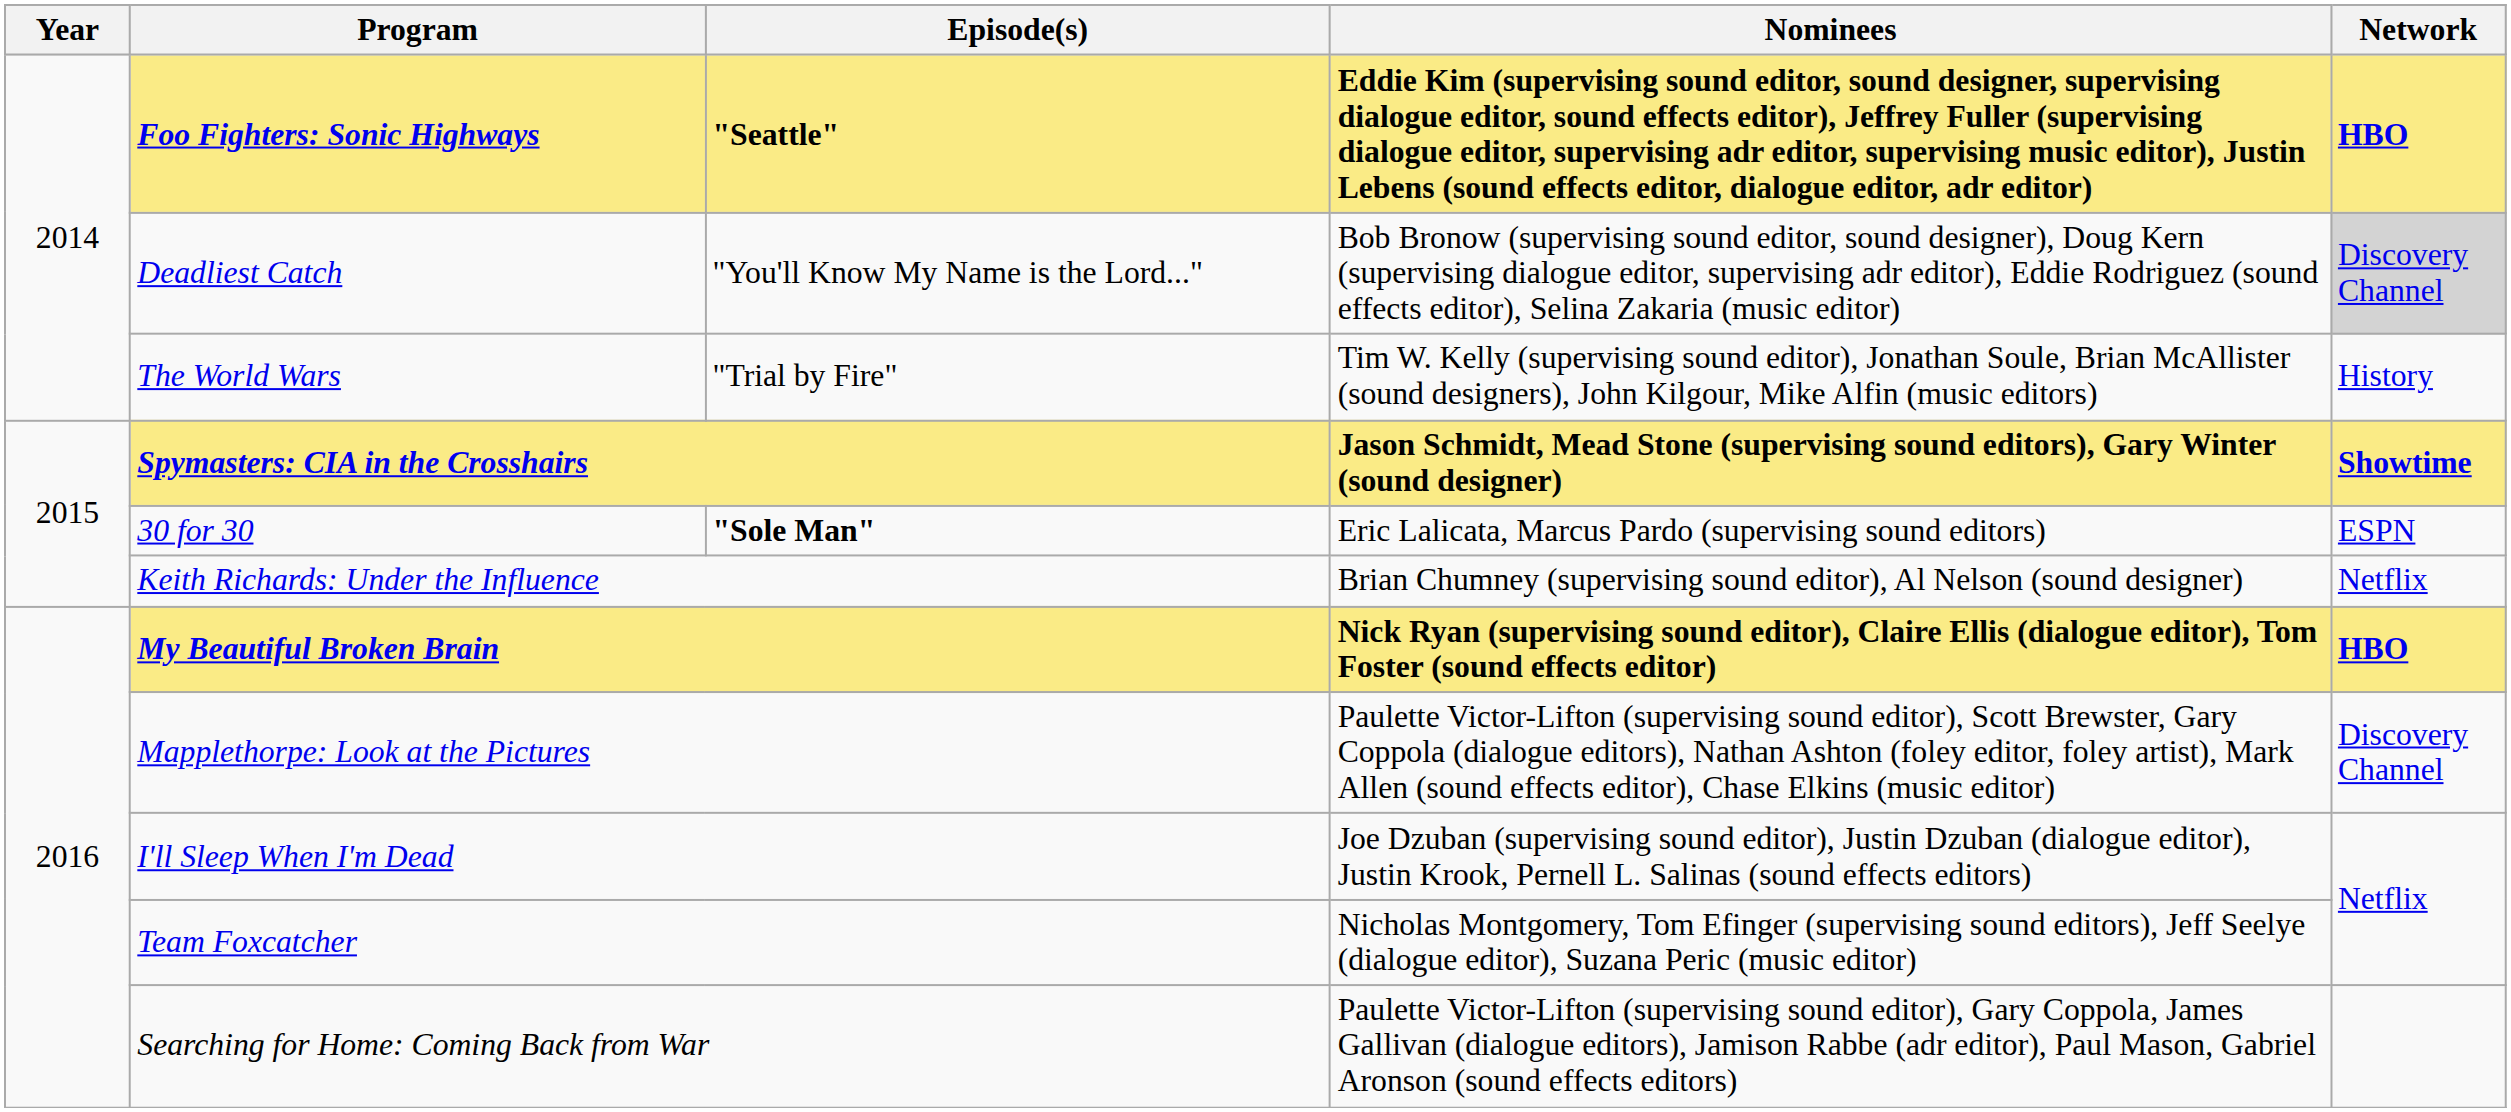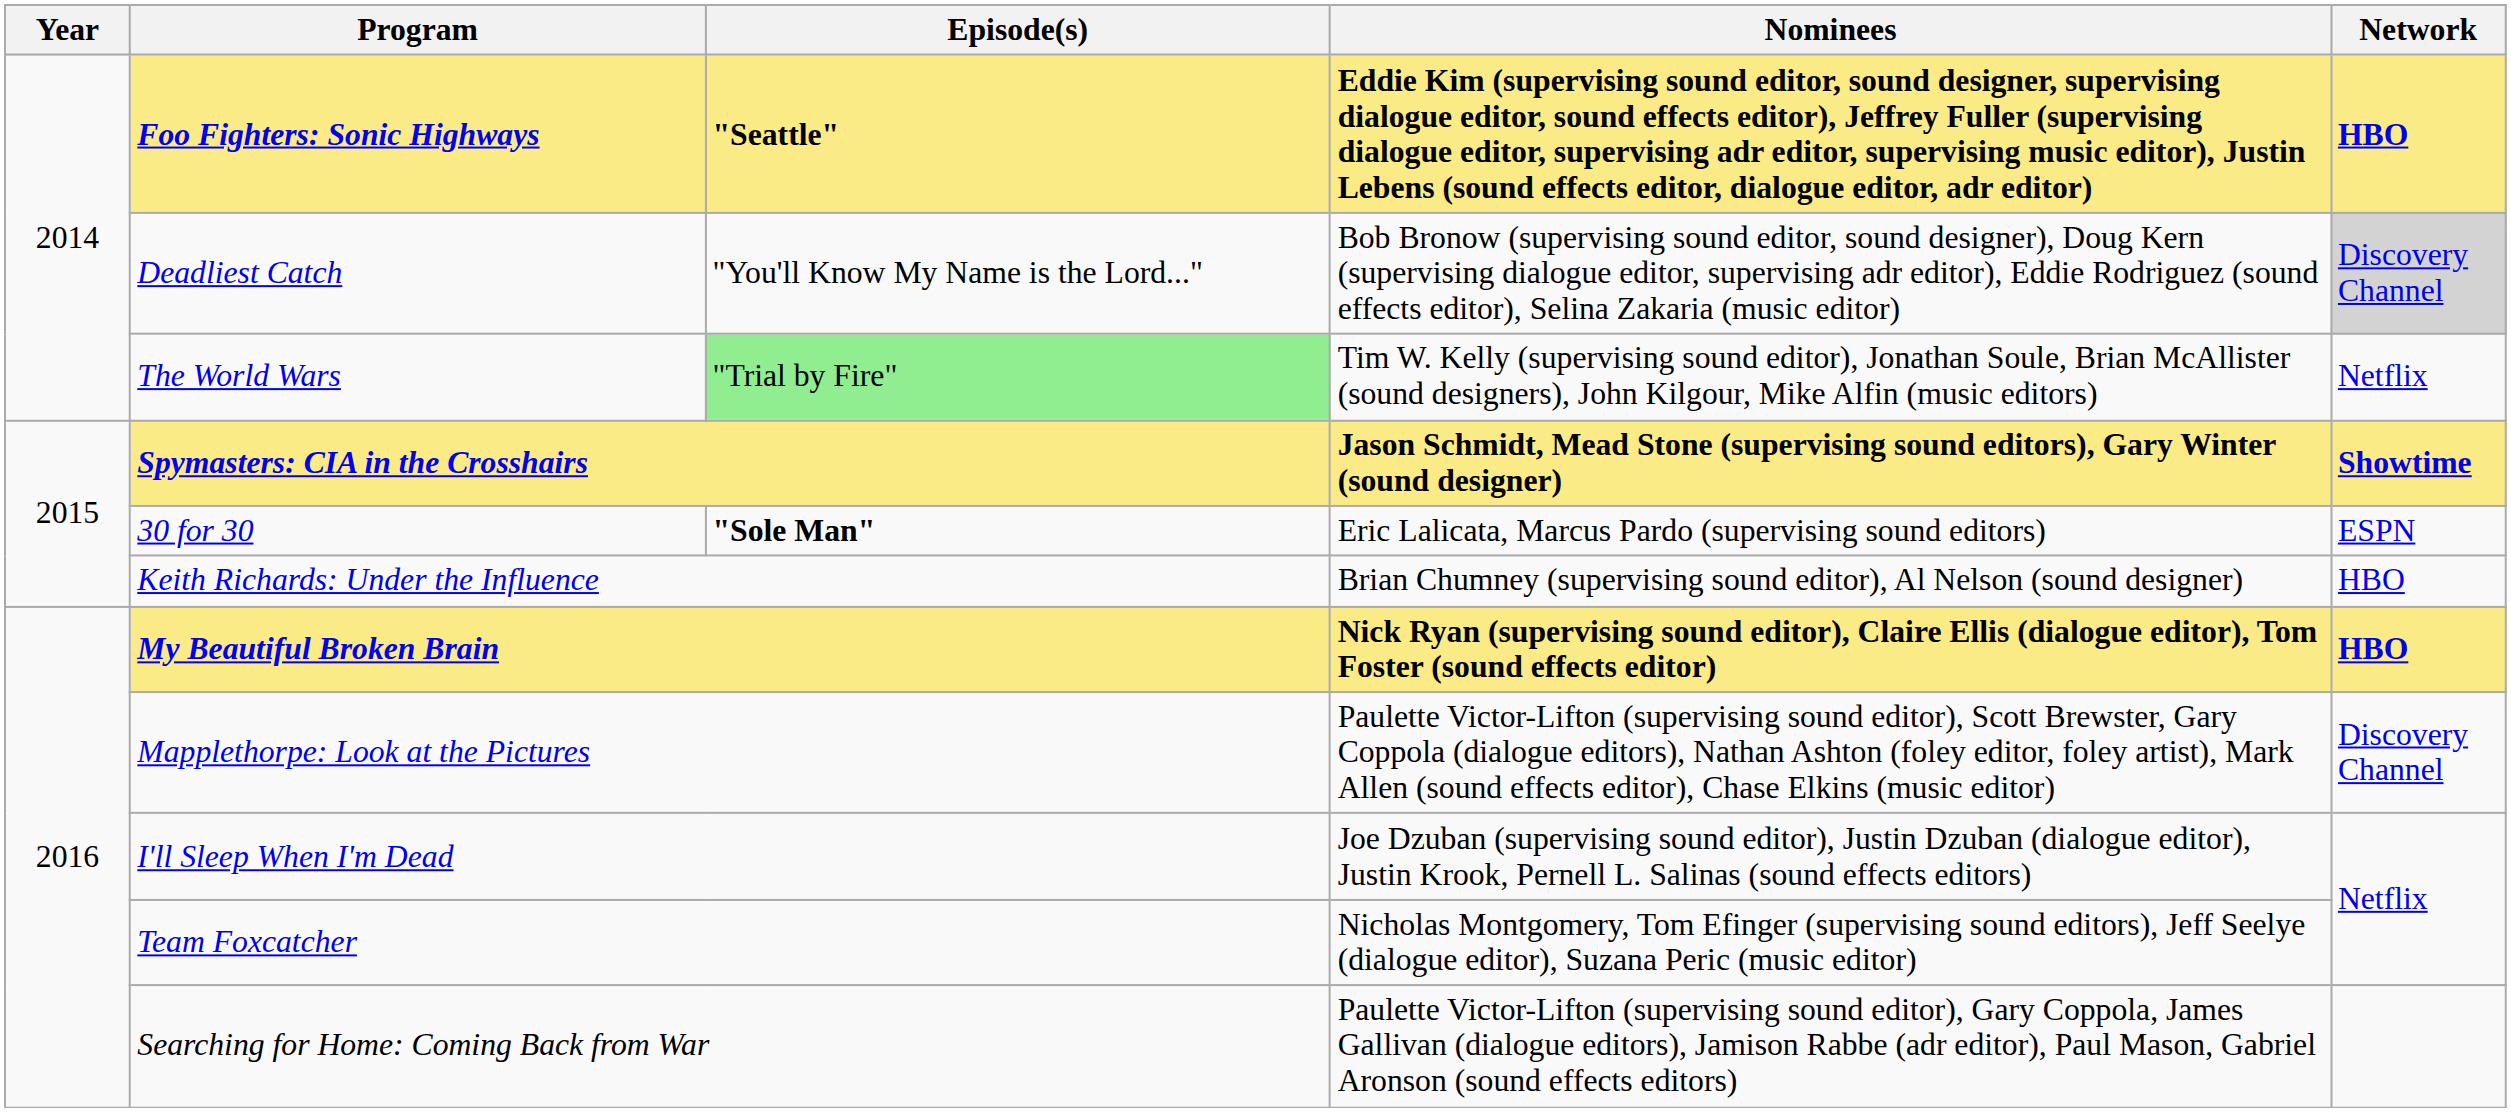(805, 376) no background -> (805, 376) lightgreen background
(2385, 376) History -> (2383, 376) Netflix
(2383, 580) Netflix -> (2371, 580) HBO
